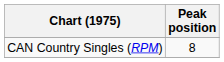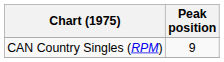(192, 47) 8 -> (192, 47) 9
